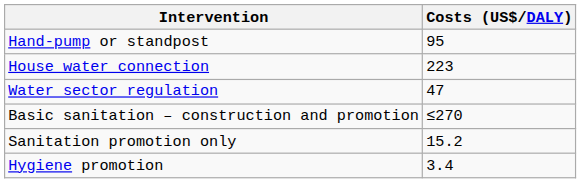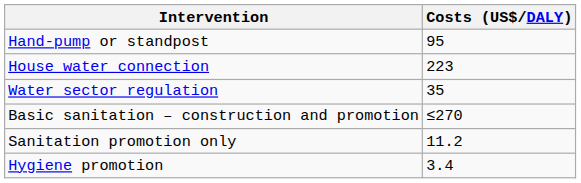(435, 91) 47 -> (435, 91) 35
(444, 141) 15.2 -> (444, 141) 11.2
